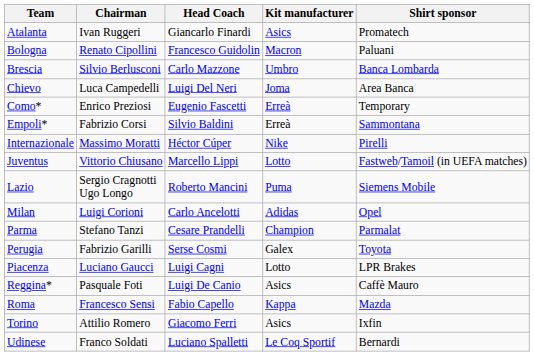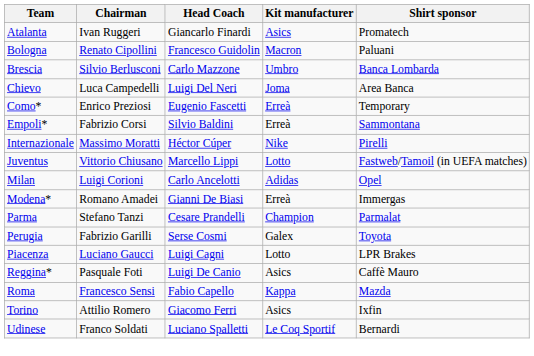- row: (20, 187)
+ row: (29, 198)
